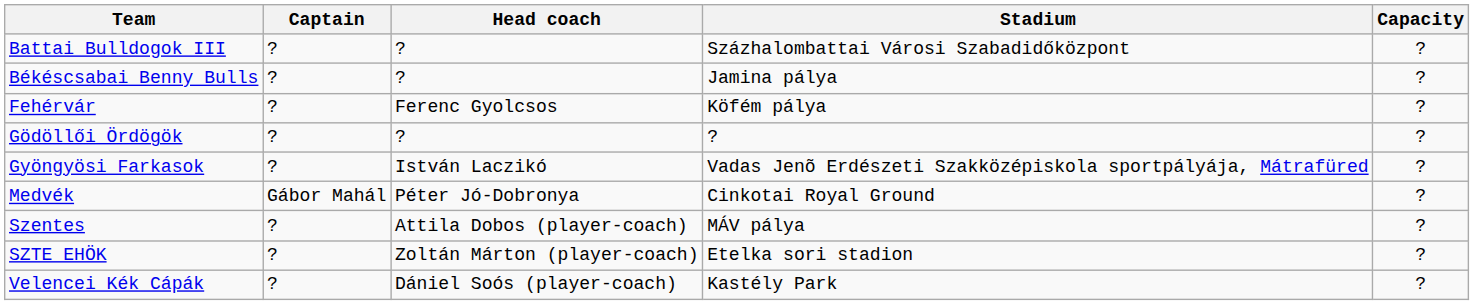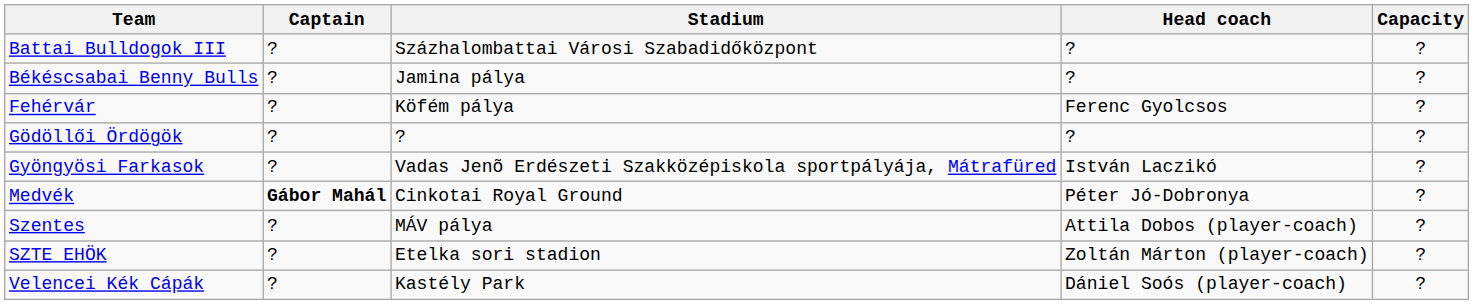columns swapped: (547, 19) <-> (1038, 19)
(327, 196) normal -> (327, 196) bold
